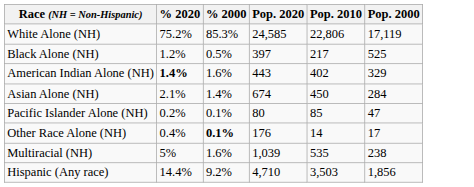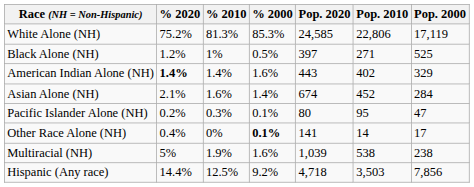+ column: (226, 14)
(319, 53) 217 -> (366, 53) 271
(319, 93) 450 -> (366, 93) 452
(316, 113) 85 -> (363, 113) 95
(262, 133) 176 -> (308, 133) 141
(319, 152) 535 -> (366, 152) 538
(266, 172) 4,710 -> (313, 172) 4,718
(382, 172) 1,856 -> (428, 172) 7,856
